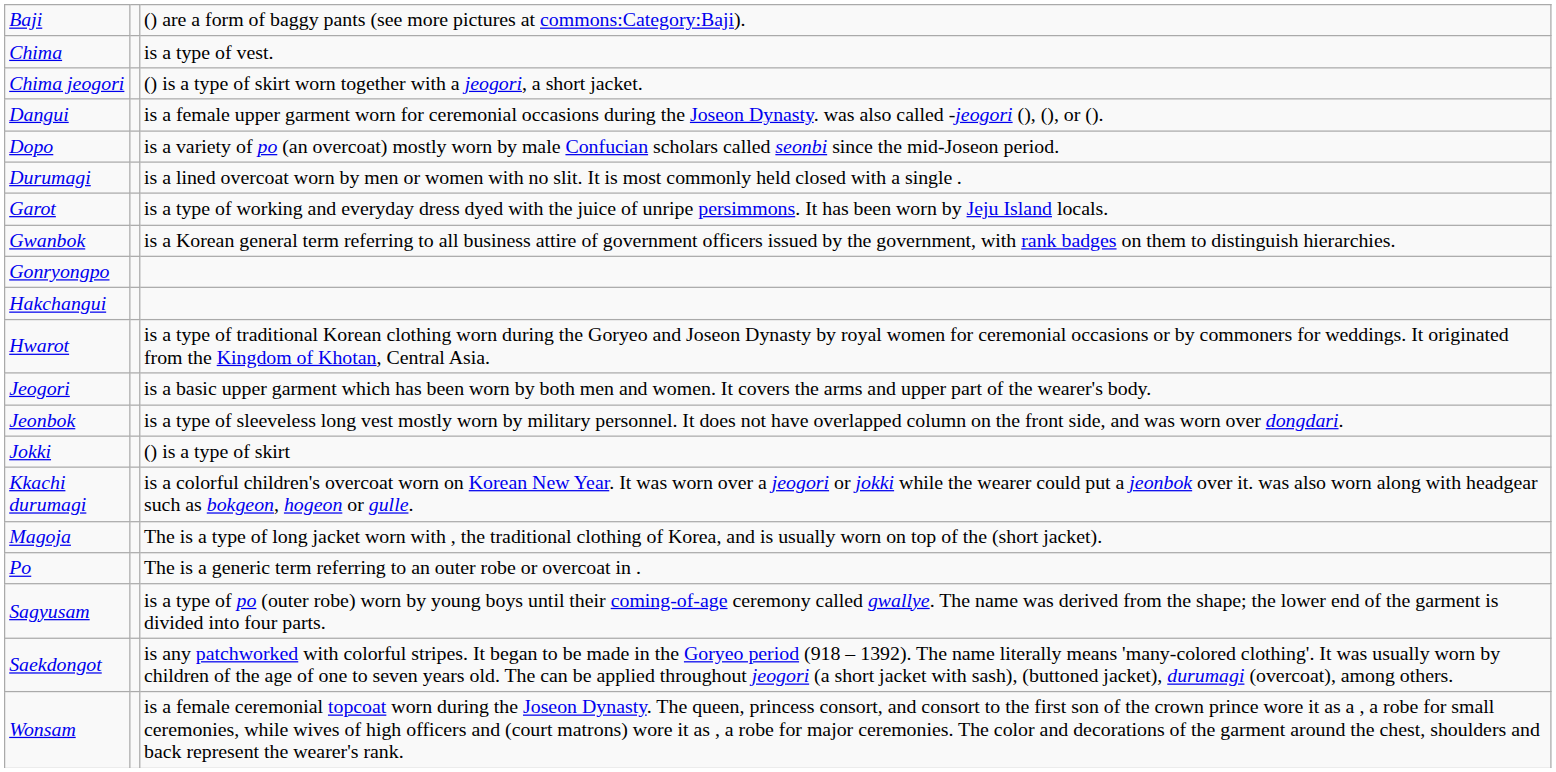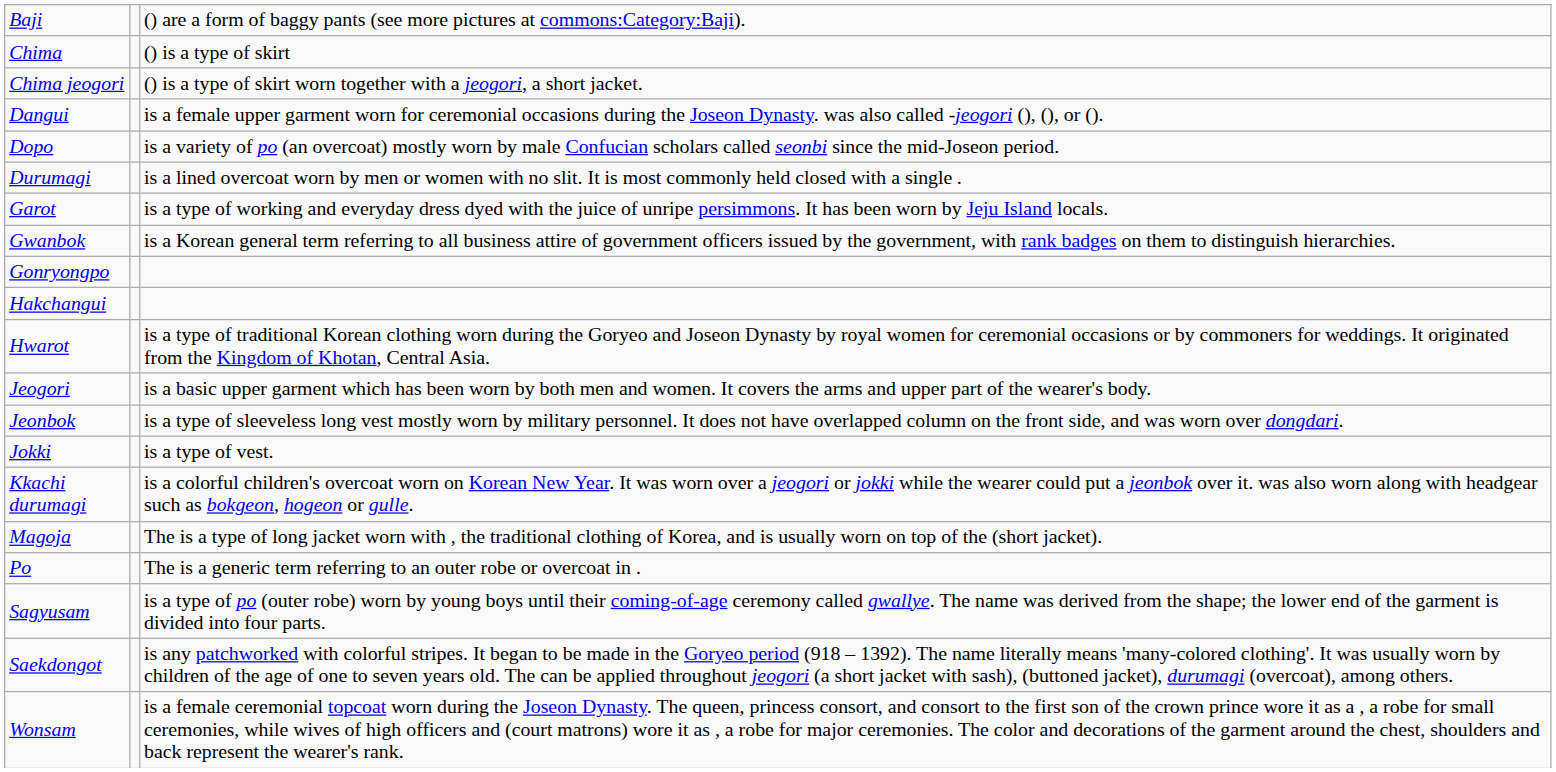(209, 51) is a type of vest. -> (217, 51) () is a type of skirt
(217, 451) () is a type of skirt -> (209, 451) is a type of vest.
